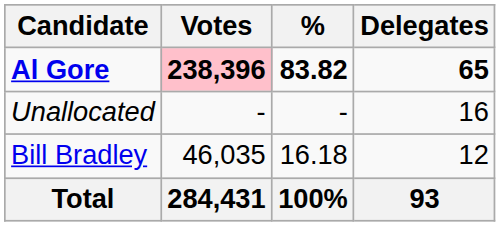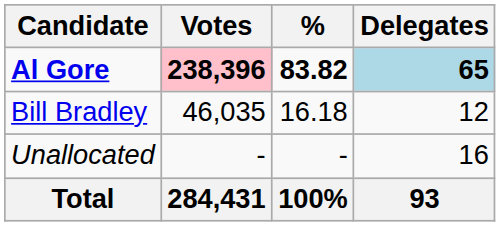(474, 69) no background -> (474, 69) lightblue background
rows swapped: (79, 155) <-> (83, 112)
